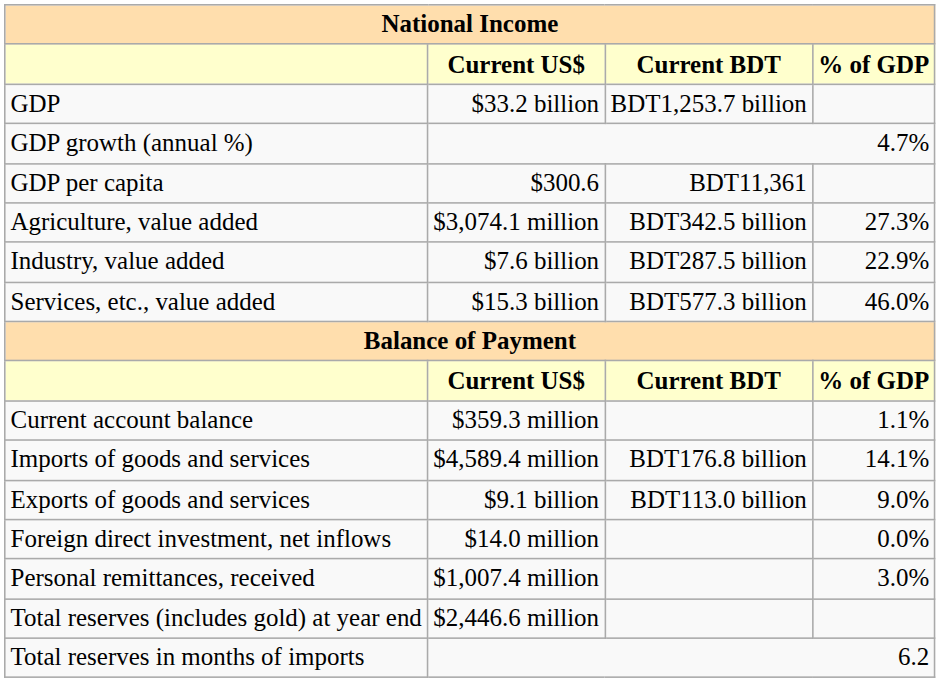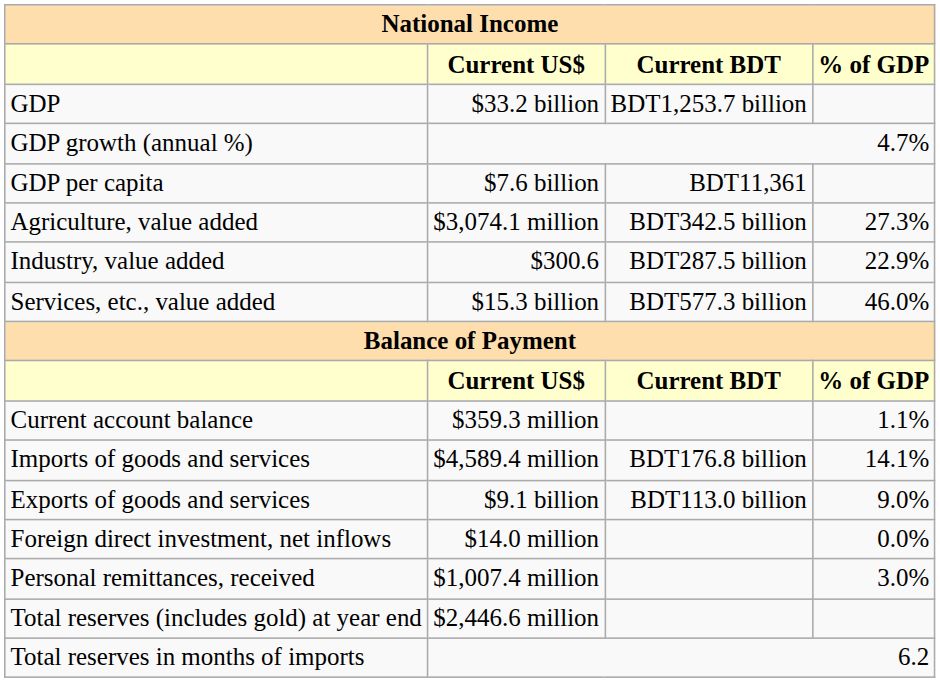(565, 182) $300.6 -> (542, 182) $7.6 billion
(542, 261) $7.6 billion -> (565, 261) $300.6
